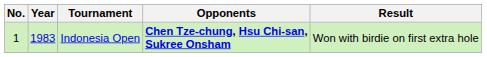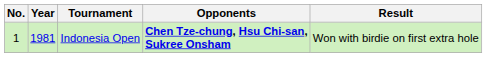(43, 38) 1983 -> (43, 38) 1981
